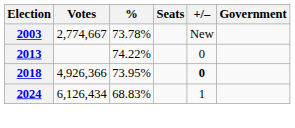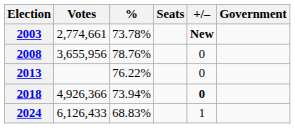(82, 34) 2,774,667 -> (82, 34) 2,774,661
(202, 34) normal -> (202, 34) bold
+ row: (29, 53)
(132, 53) 74.22% -> (132, 73) 76.22%
(132, 73) 73.95% -> (132, 93) 73.94%
(82, 93) 6,126,434 -> (82, 113) 6,126,433
